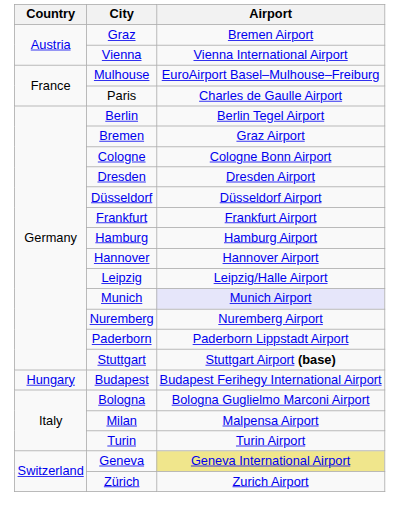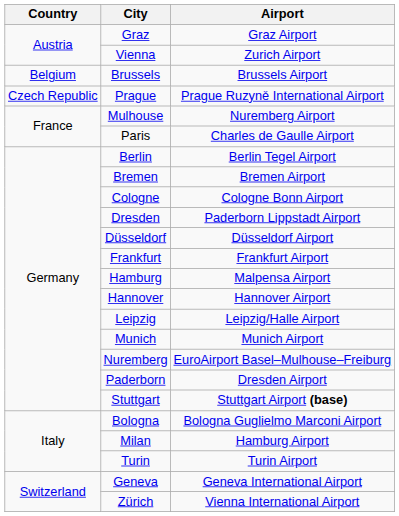(271, 34) Bremen Airport -> (282, 34) Graz Airport
(271, 55) Vienna International Airport -> (282, 55) Zurich Airport
+ row: (136, 75)
+ row: (136, 95)
(271, 75) EuroAirport Basel–Mulhouse–Freiburg -> (282, 116) Nuremberg Airport
(271, 136) Graz Airport -> (282, 177) Bremen Airport
(271, 177) Dresden Airport -> (282, 217) Paderborn Lippstadt Airport
(271, 237) Hamburg Airport -> (282, 278) Malpensa Airport
(271, 298) lavender background -> (282, 339) no background
(271, 319) Nuremberg Airport -> (282, 359) EuroAirport Basel–Mulhouse–Freiburg
(271, 339) Paderborn Lippstadt Airport -> (282, 380) Dresden Airport
- row: (122, 380)
(271, 420) Malpensa Airport -> (282, 440) Hamburg Airport
(271, 461) khaki background -> (282, 481) no background
(271, 481) Zurich Airport -> (282, 501) Vienna International Airport
